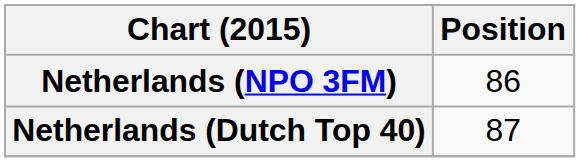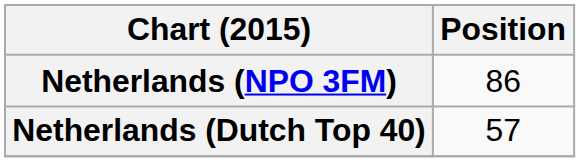(503, 130) 87 -> (503, 130) 57
